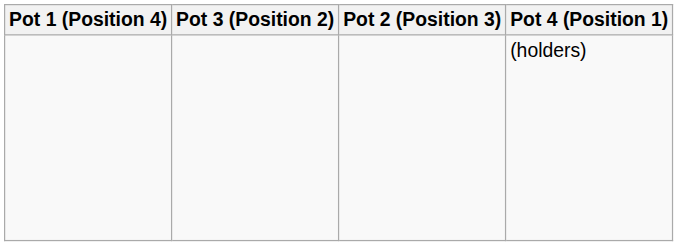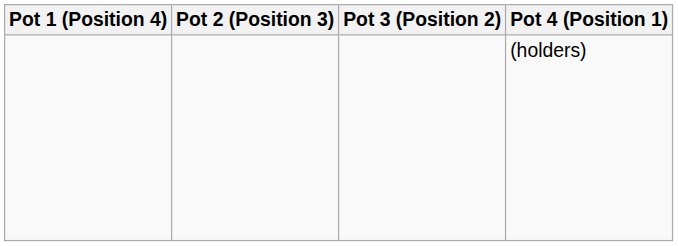columns swapped: (422, 19) <-> (255, 19)
